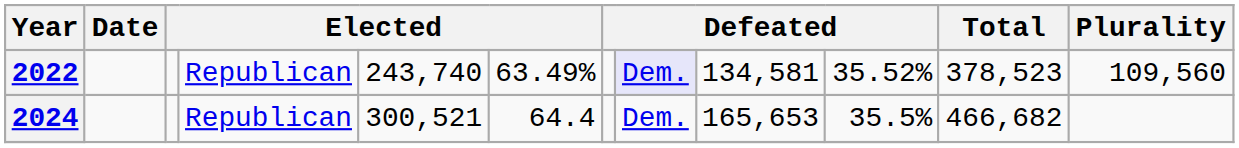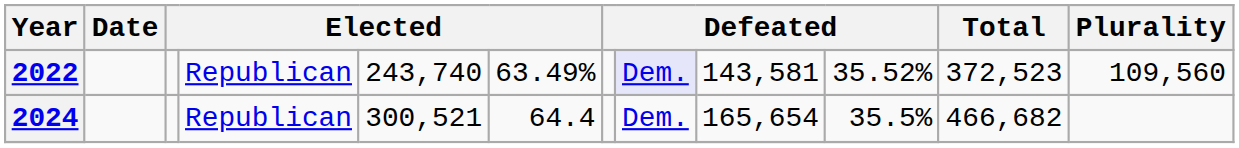(760, 73) 134,581 -> (760, 73) 143,581
(1004, 73) 378,523 -> (1004, 73) 372,523
(760, 118) 165,653 -> (760, 118) 165,654
